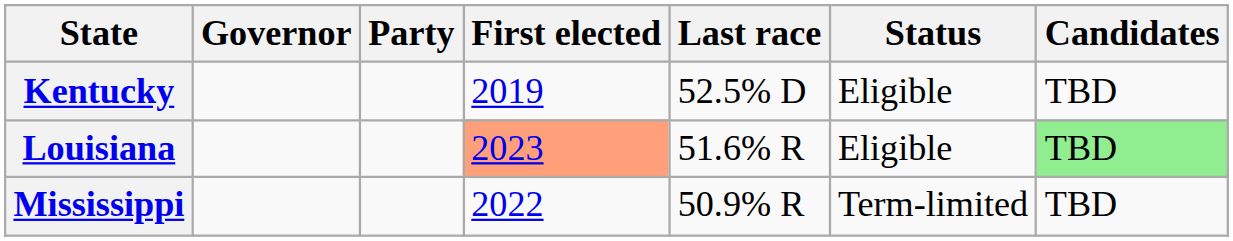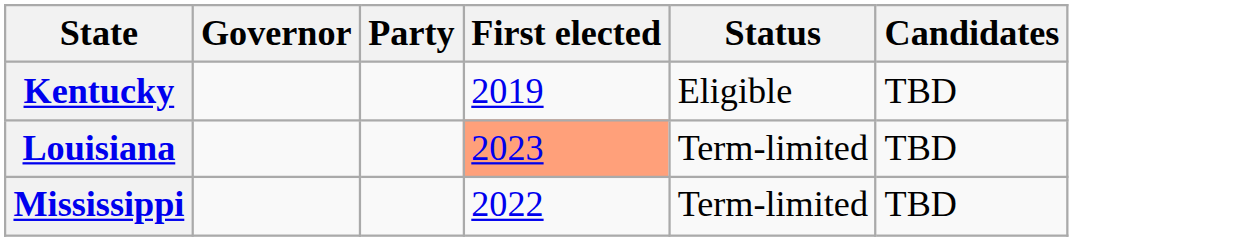- column: (749, 33)
(895, 147) Eligible -> (773, 147) Term-limited
(1081, 147) lightgreen background -> (921, 147) no background
